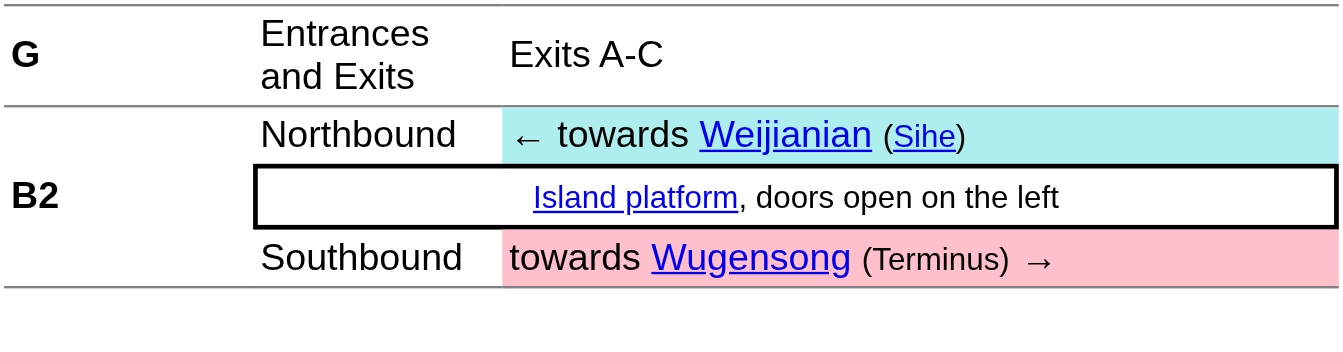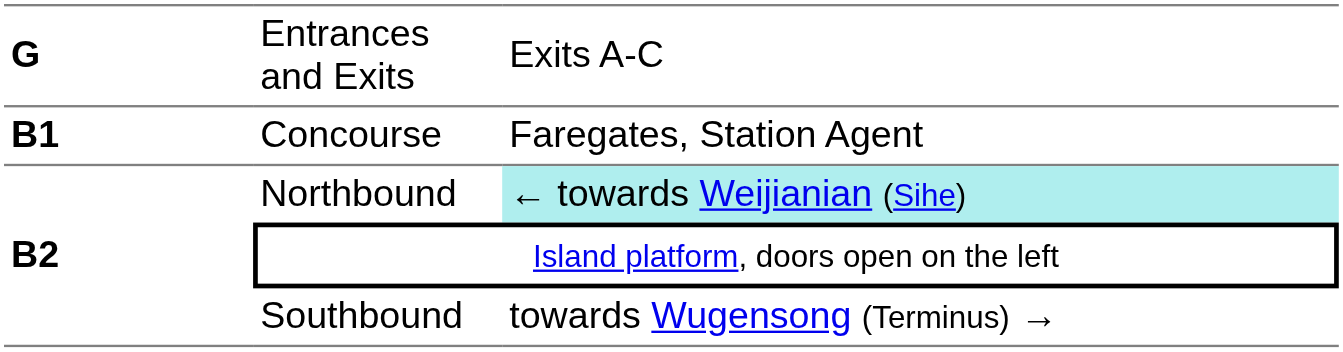+ row: (351, 134)
(784, 257) pink background -> (784, 315) no background
